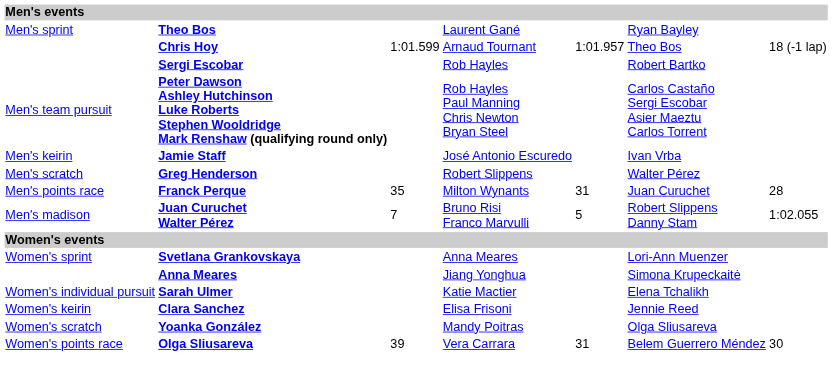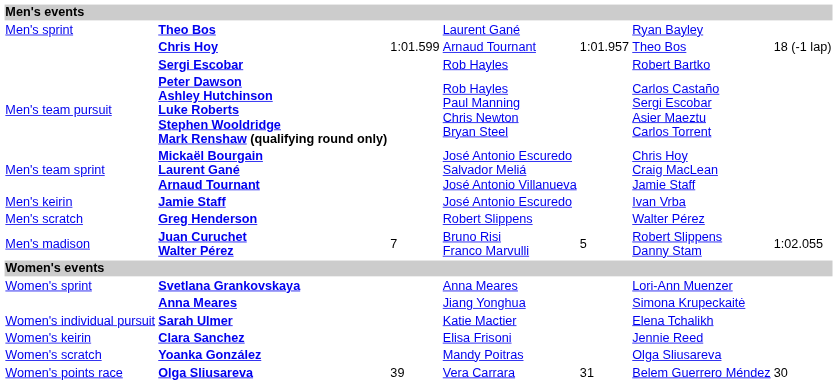+ row: (211, 170)
- row: (202, 191)
